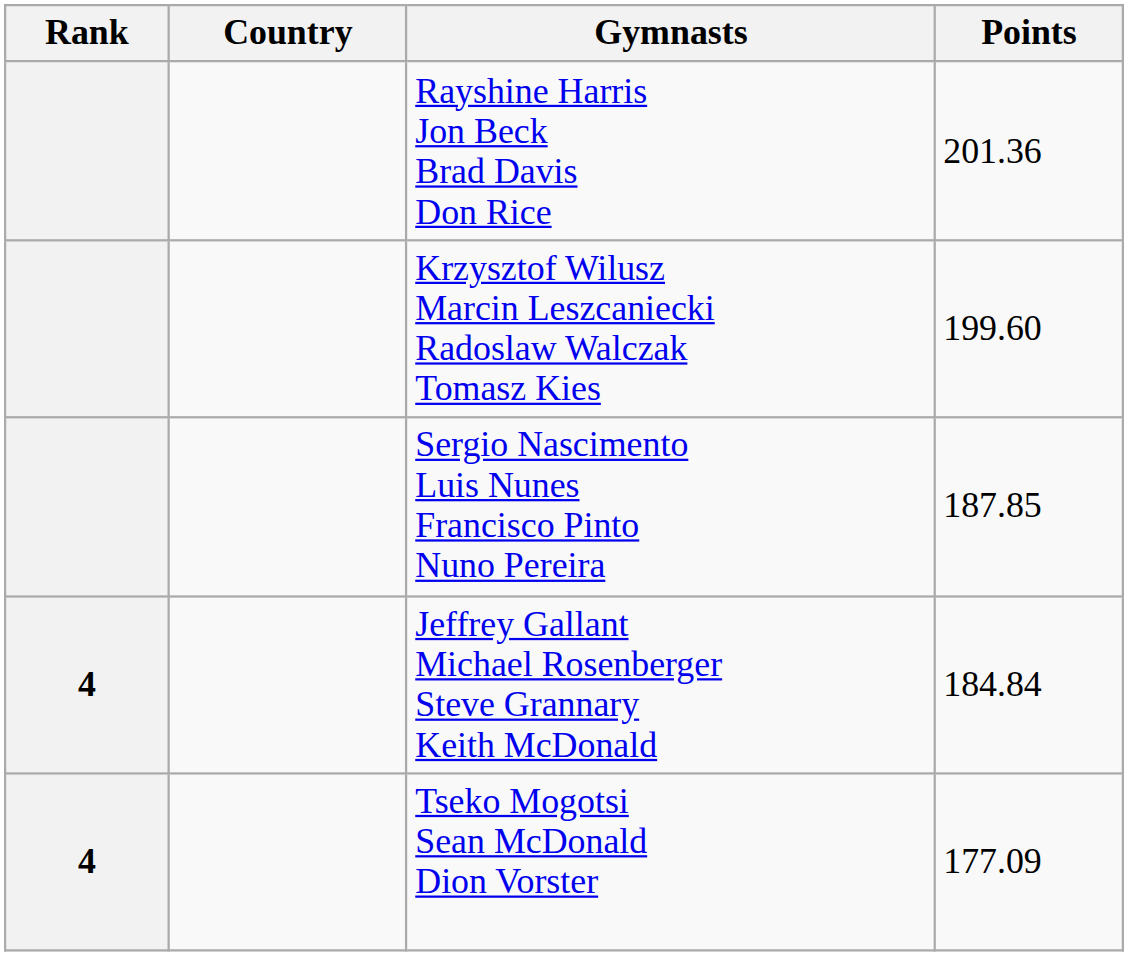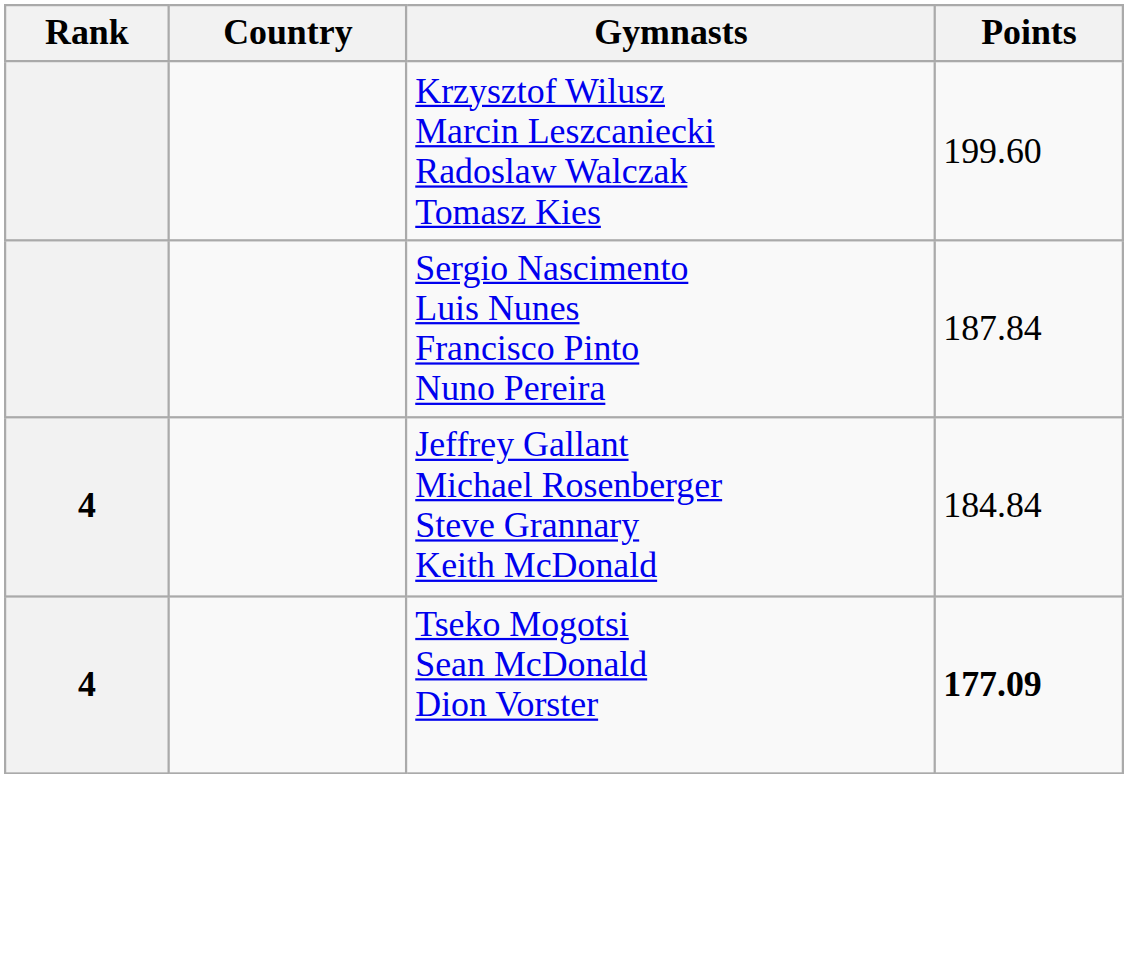- row: (531, 150)
(993, 505) 187.85 -> (993, 328) 187.84
(993, 861) normal -> (993, 683) bold
